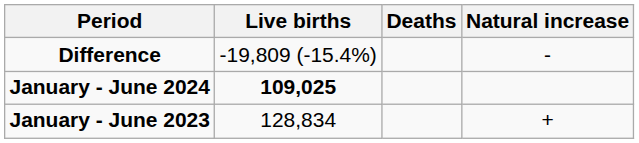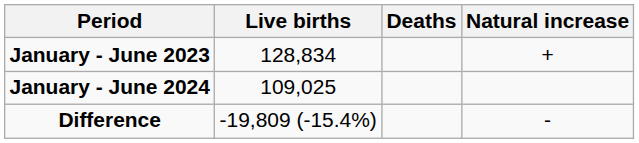rows swapped: (110, 120) <-> (110, 54)
(298, 87) bold -> (298, 87) normal
